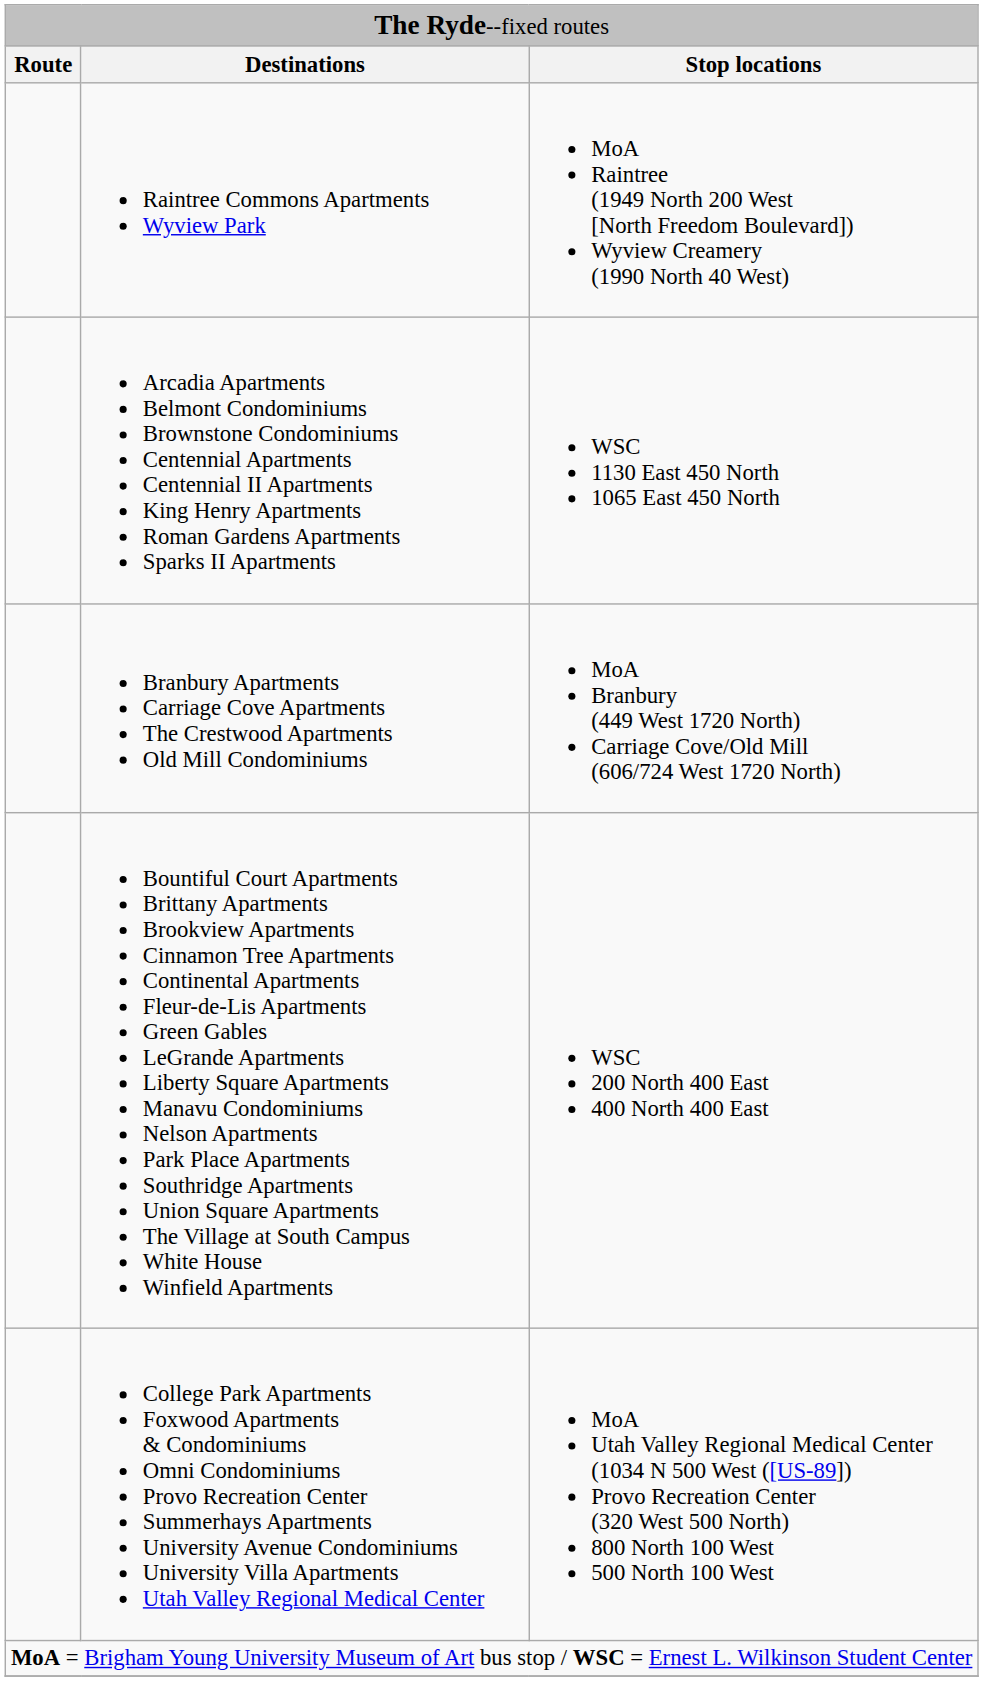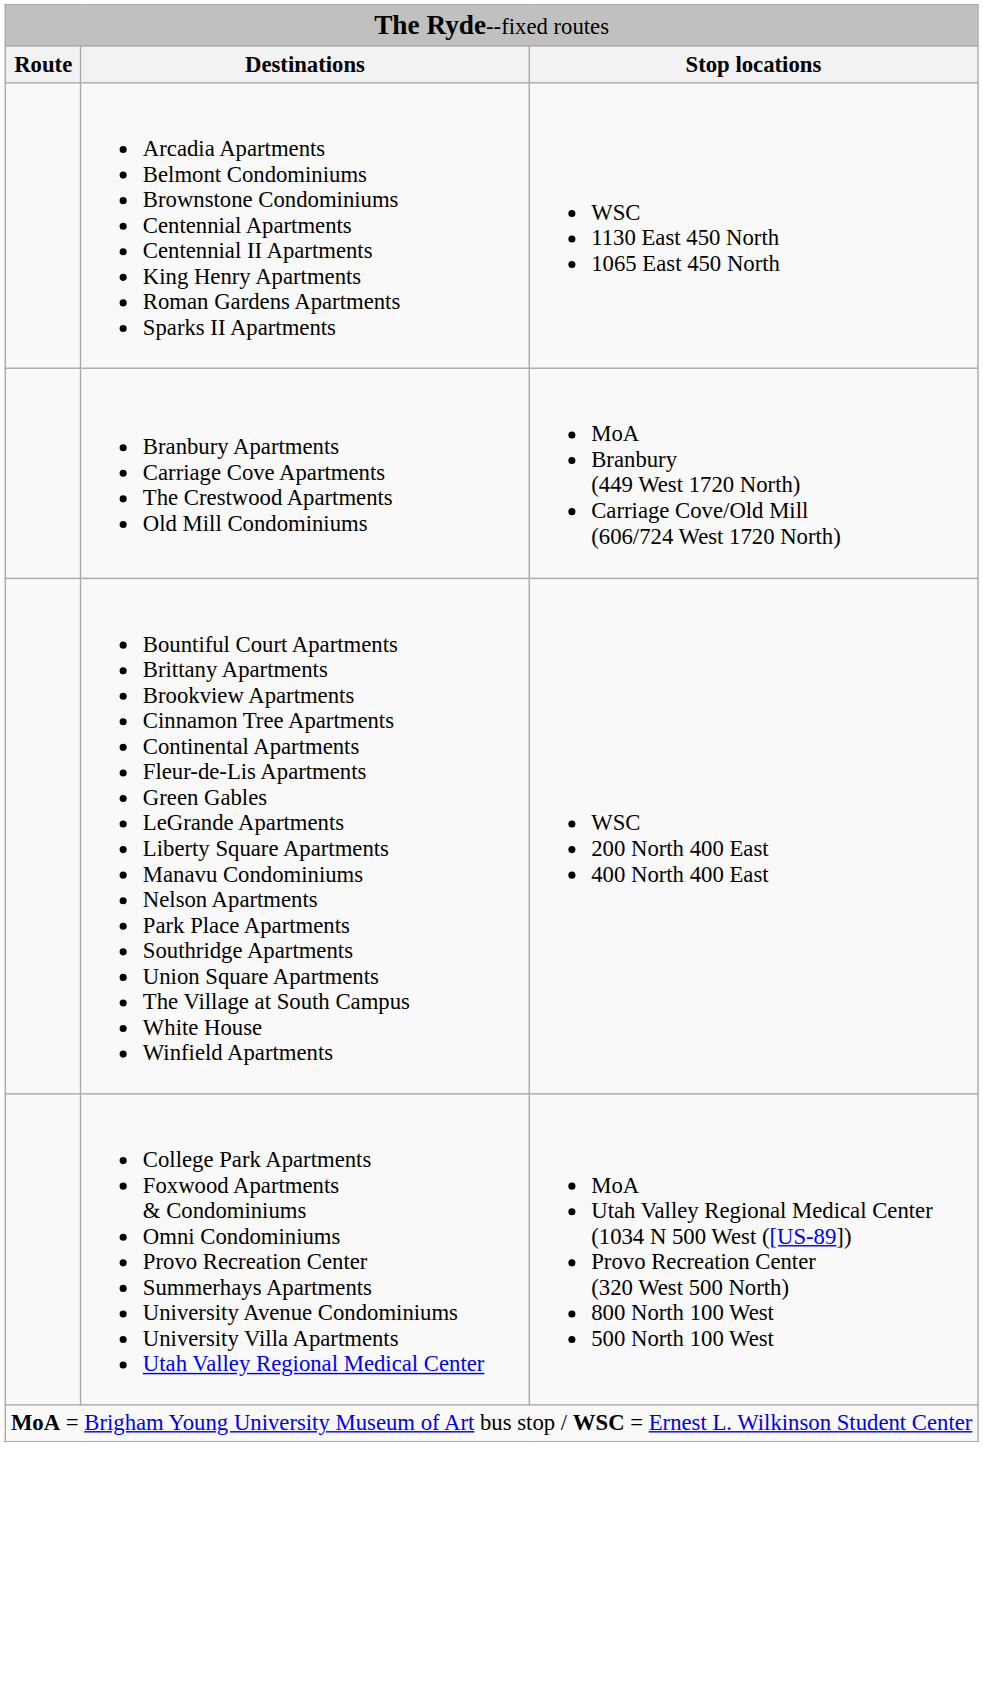- row: (305, 213)
